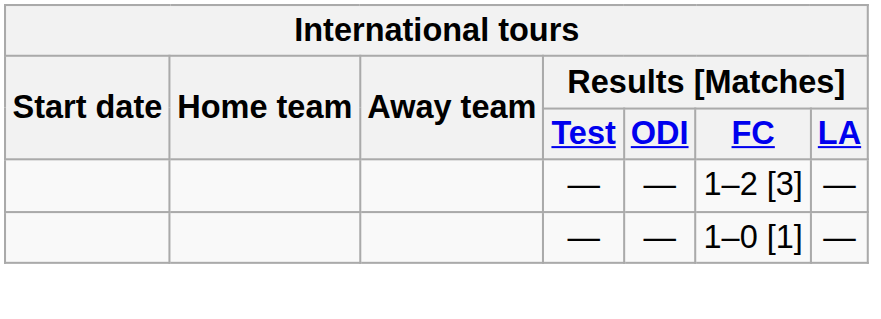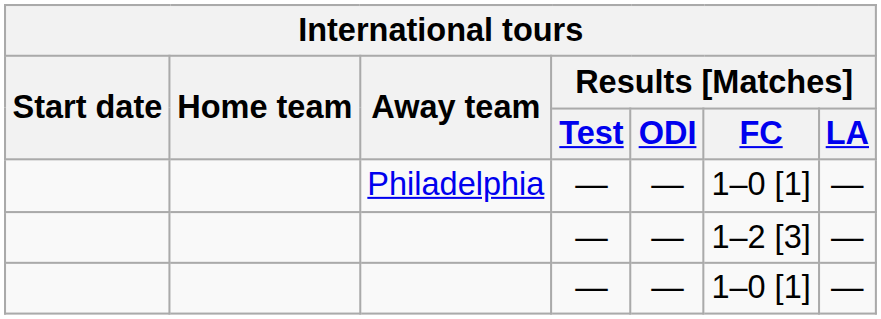+ row: (87, 185)
